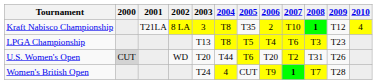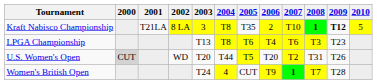(338, 27) normal -> (338, 27) bold
(361, 27) 4 -> (361, 27) 5
(248, 42) T5 -> (248, 42) T6
(248, 57) T6 -> (248, 57) T5
